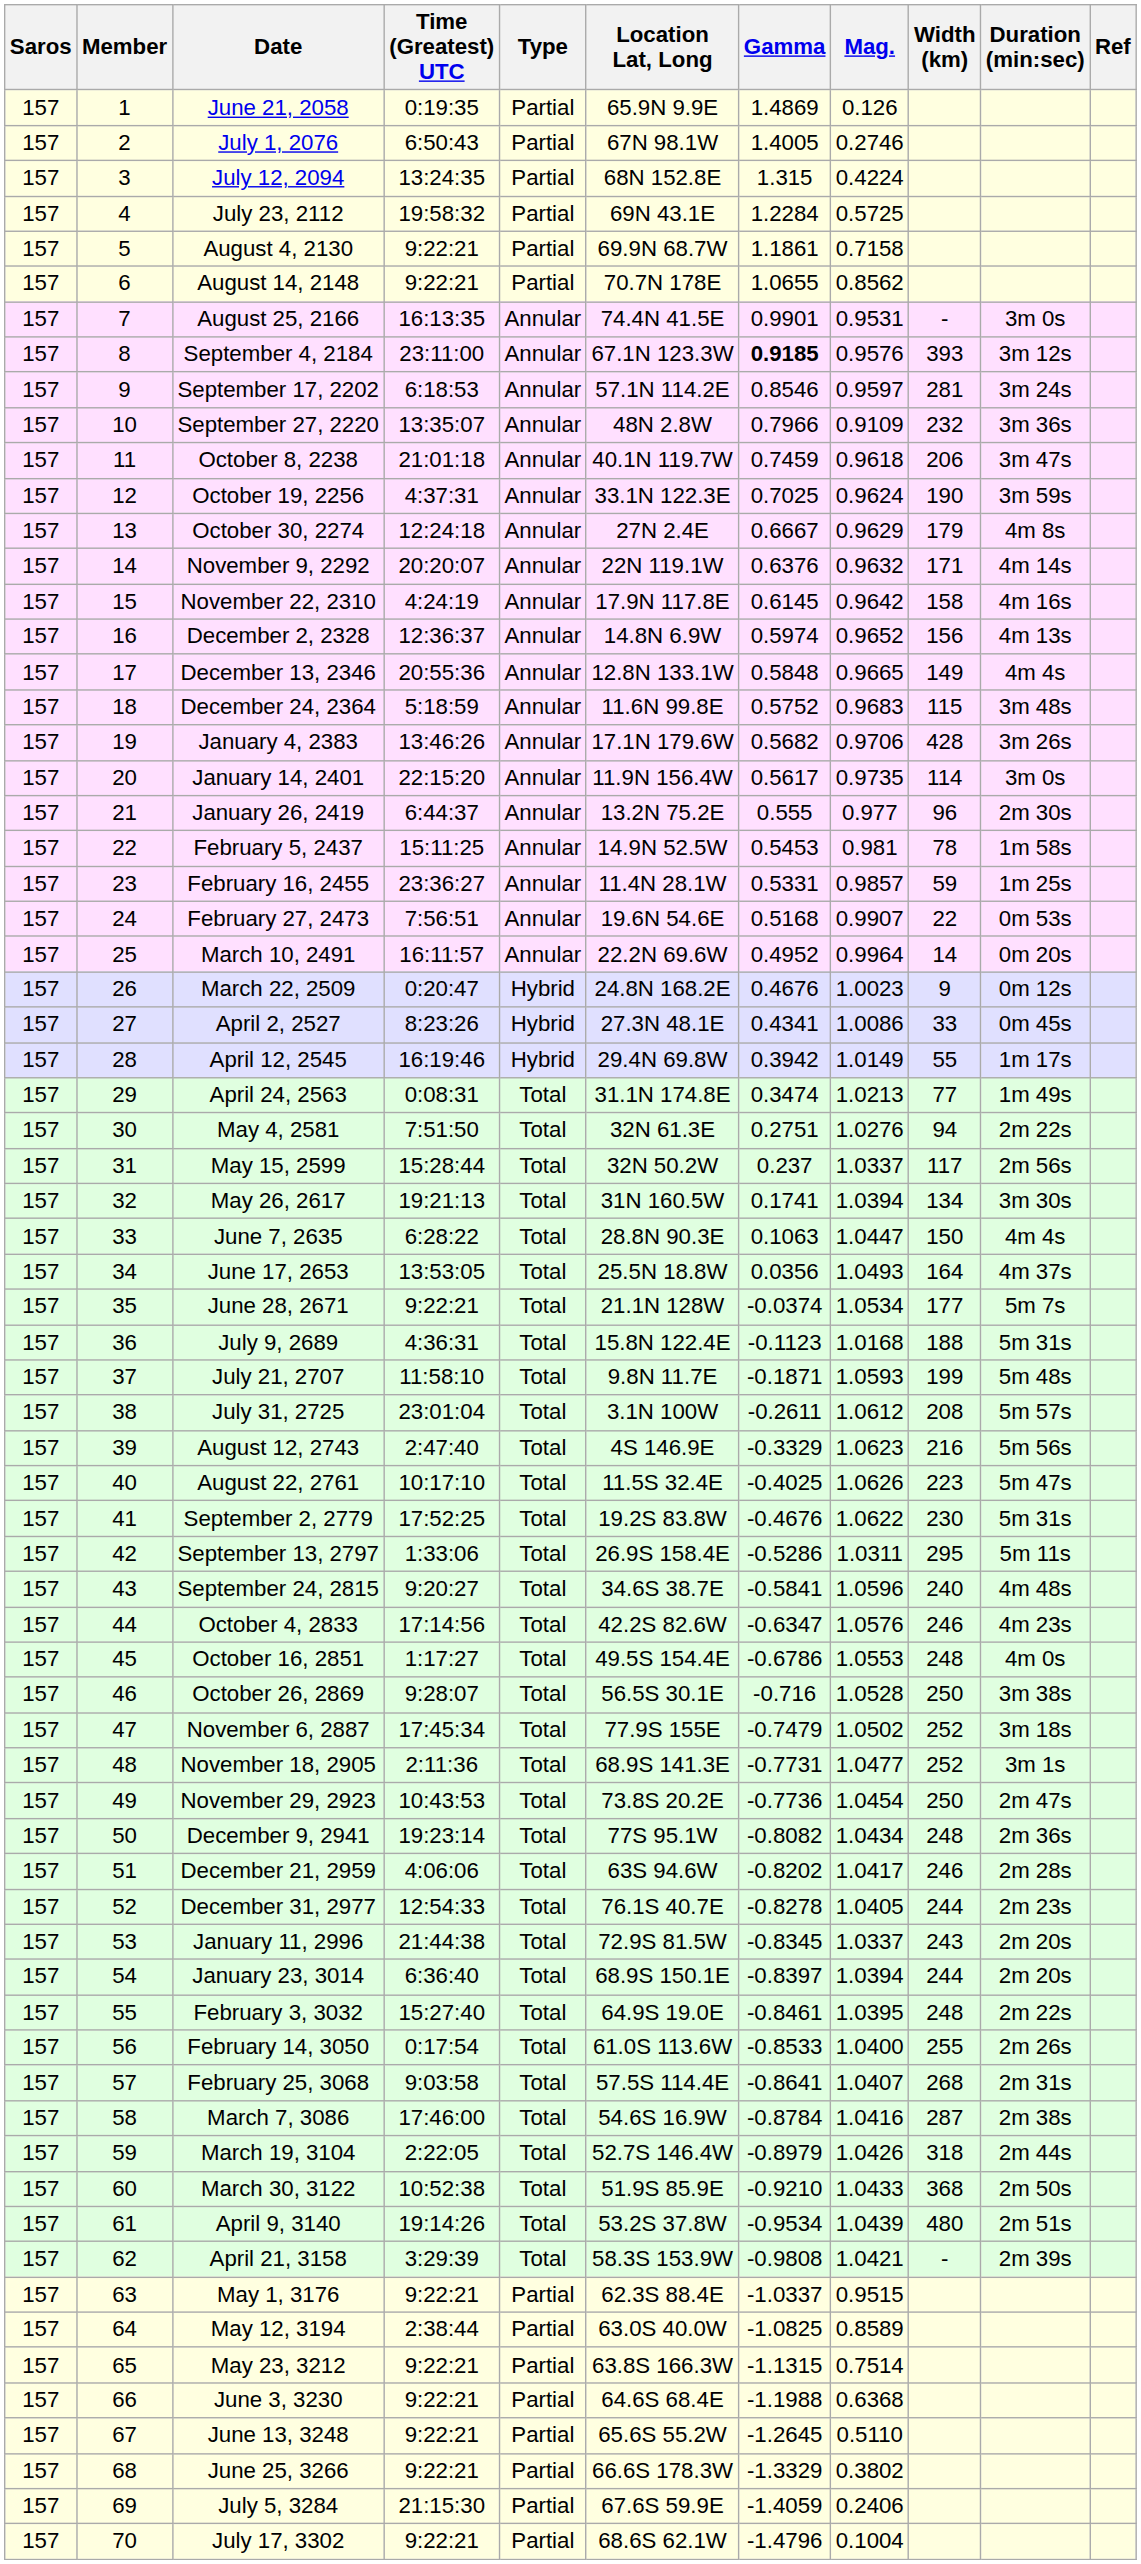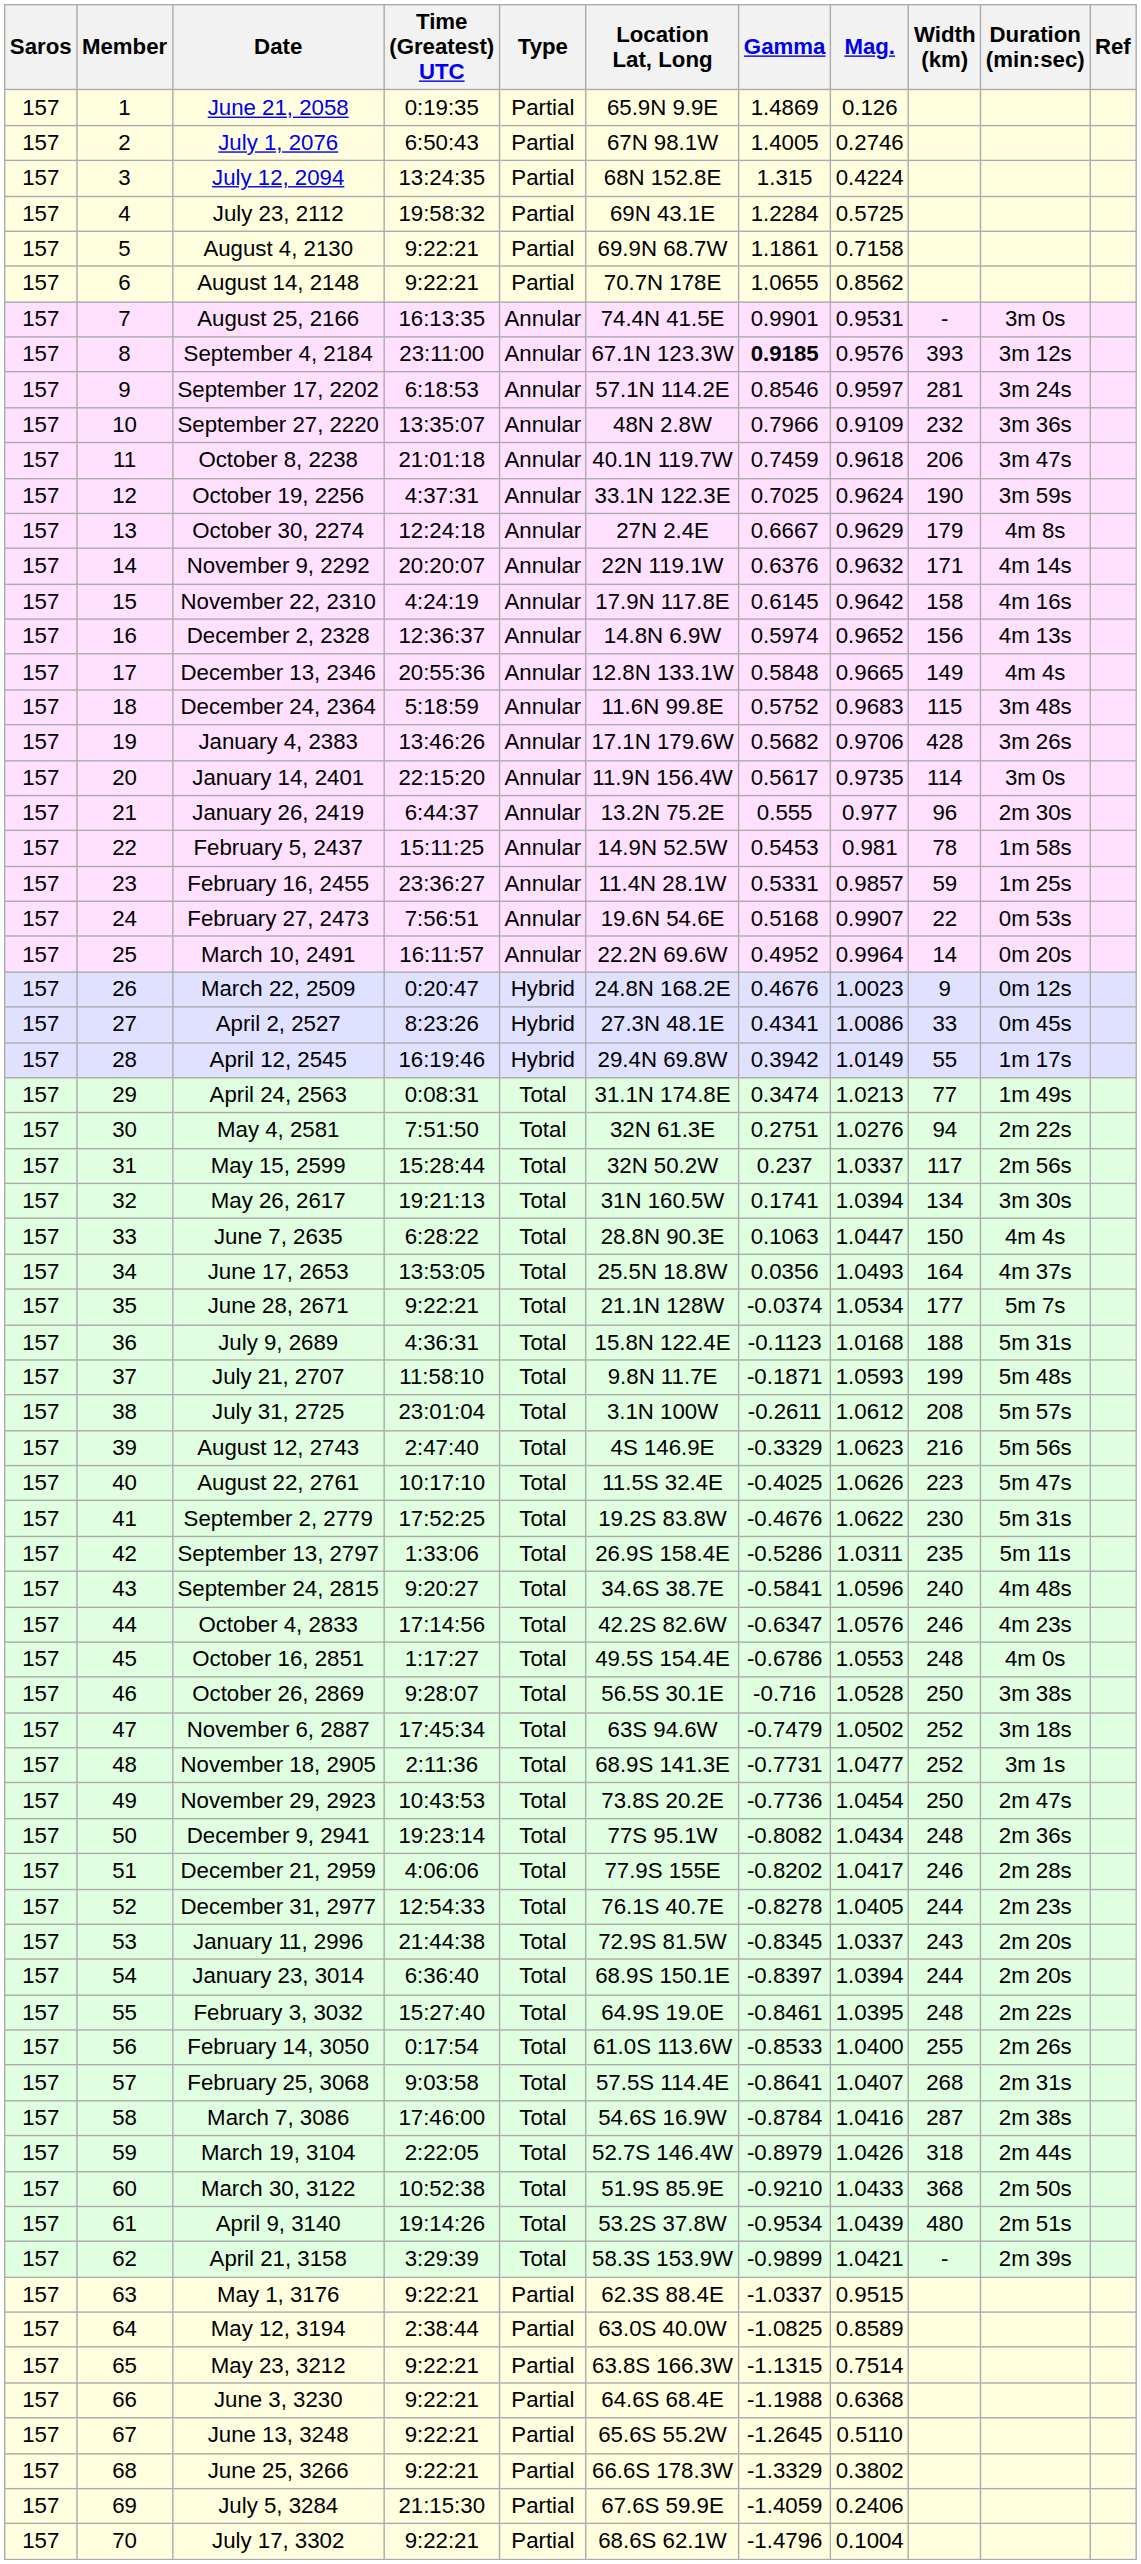(945, 1553) 295 -> (945, 1553) 235
(663, 1729) 77.9S 155E -> (663, 1729) 63S 94.6W
(663, 1871) 63S 94.6W -> (663, 1871) 77.9S 155E
(785, 2258) -0.9808 -> (785, 2258) -0.9899
